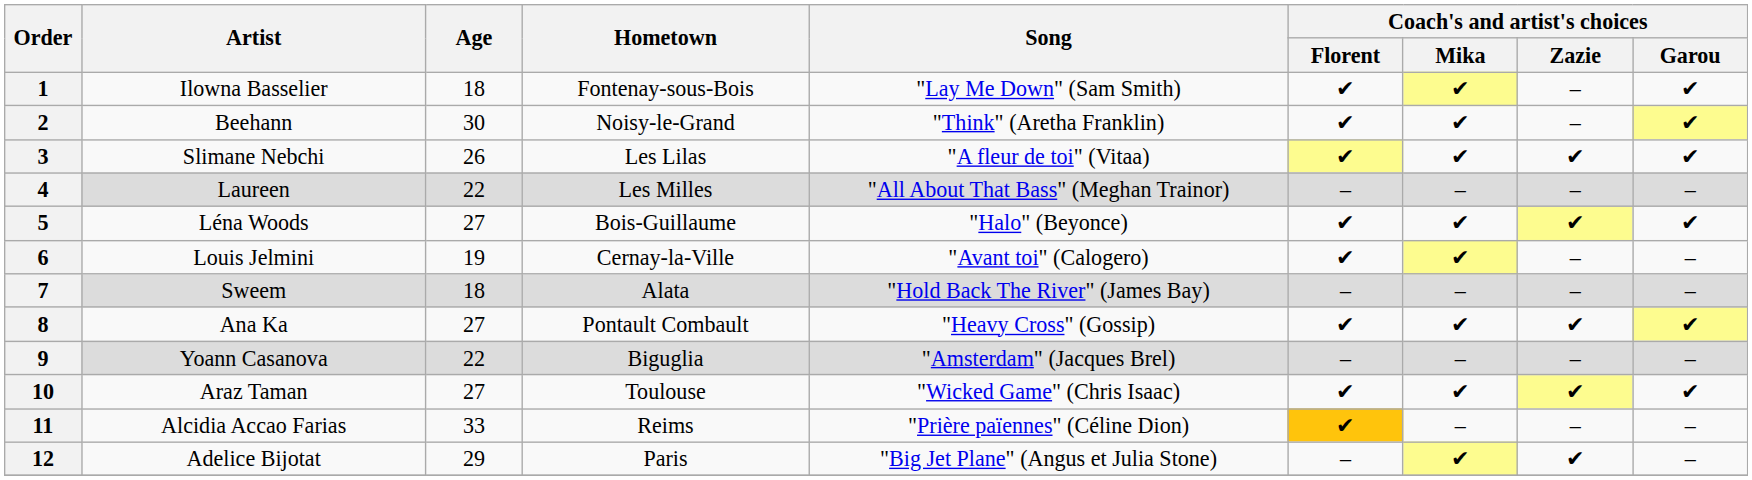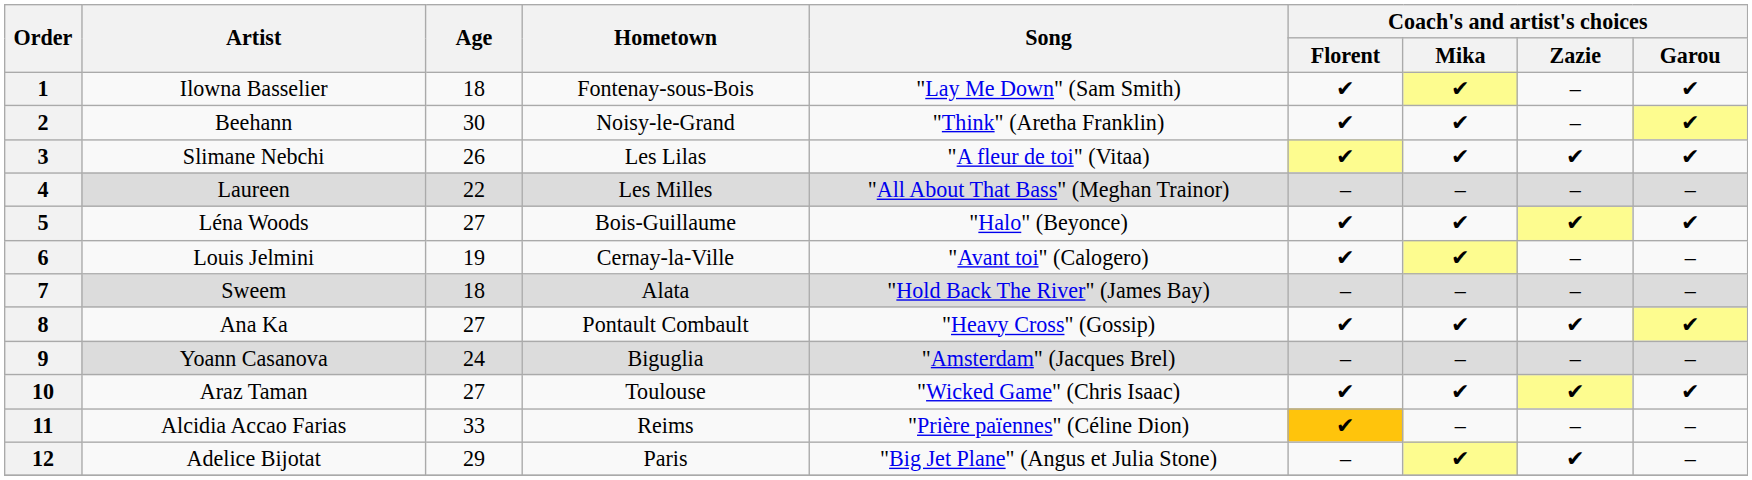(474, 358) 22 -> (474, 358) 24
